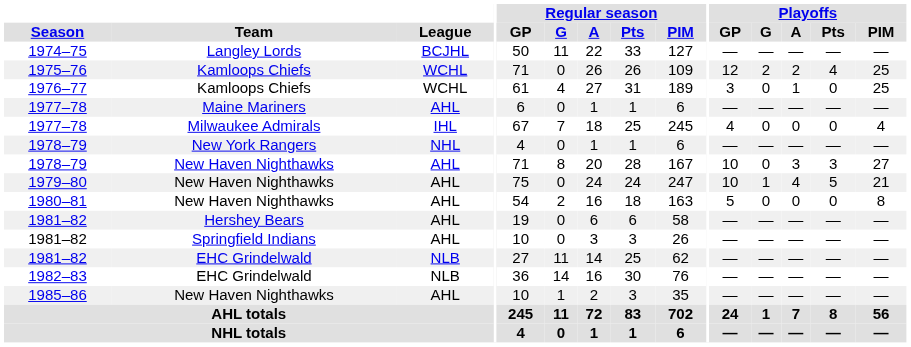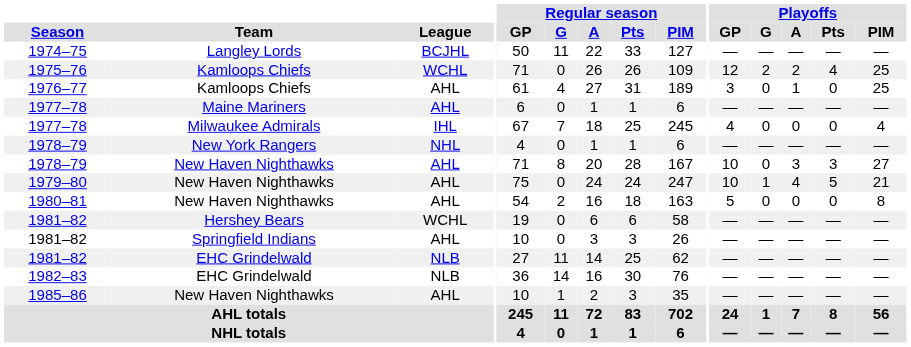(445, 88) WCHL -> (445, 88) AHL
(445, 220) AHL -> (445, 220) WCHL
